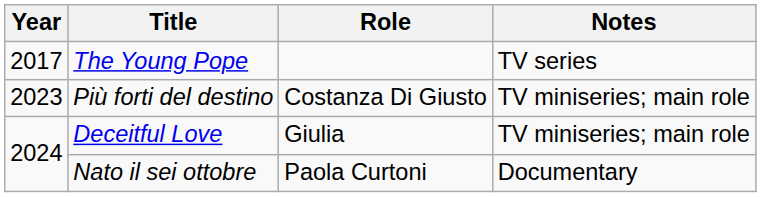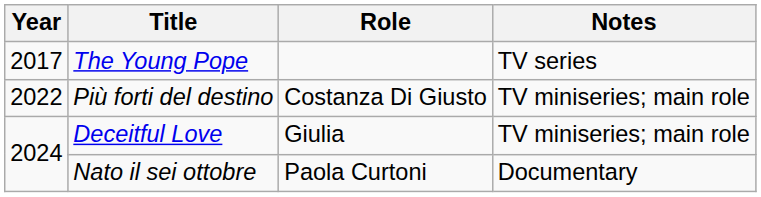(36, 97) 2023 -> (36, 97) 2022
